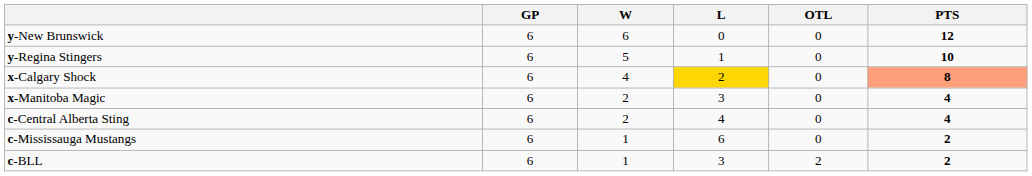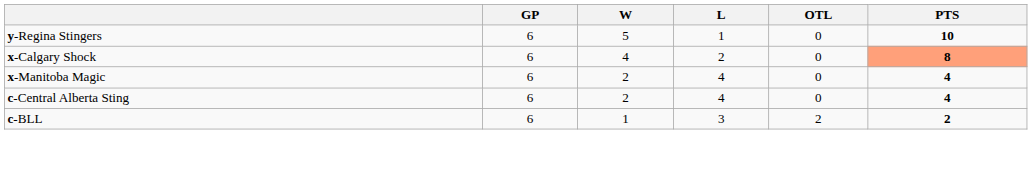- row: (55, 35)
(721, 77) gold background -> (721, 56) no background
(721, 98) 3 -> (721, 77) 4
- row: (72, 139)
